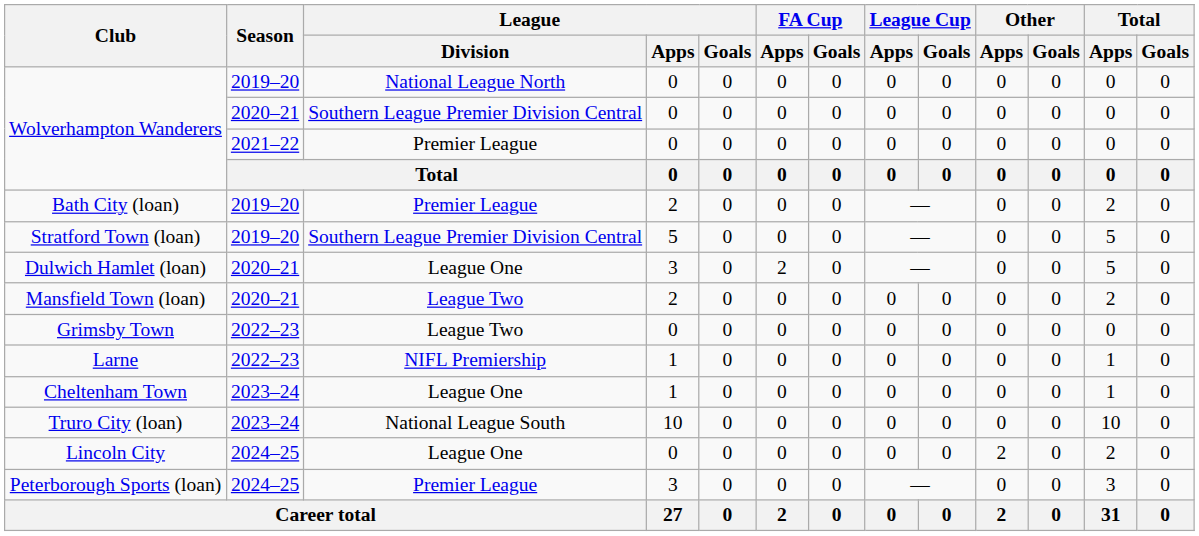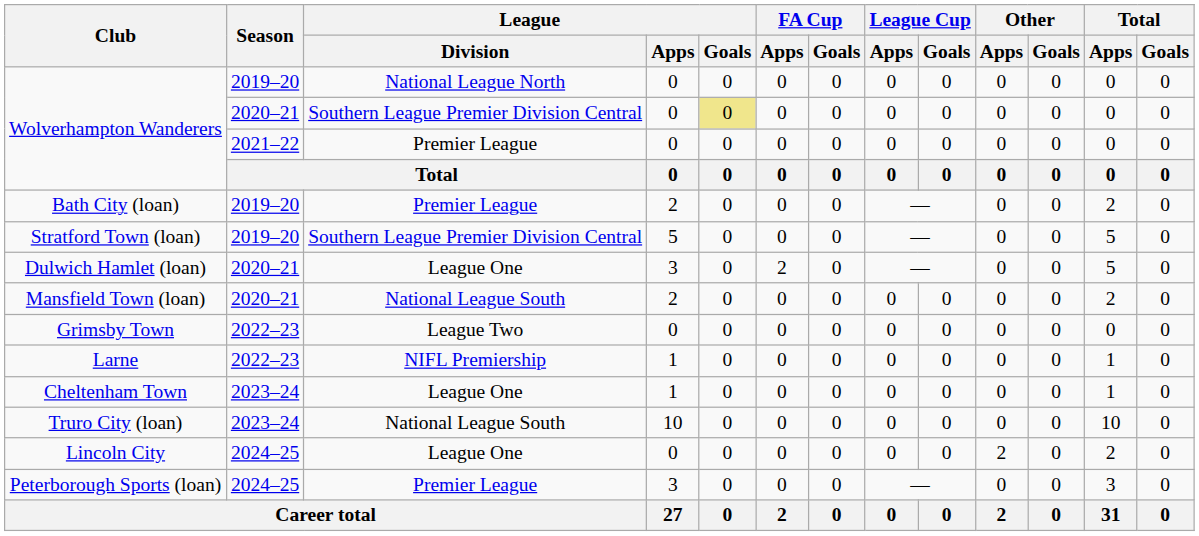(727, 112) no background -> (727, 112) khaki background
(475, 298) League Two -> (475, 298) National League South
